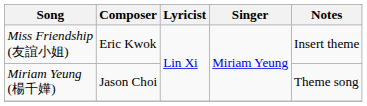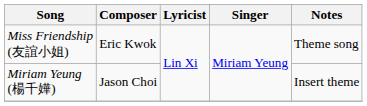(327, 44) Insert theme -> (326, 44) Theme song
(326, 82) Theme song -> (327, 82) Insert theme
